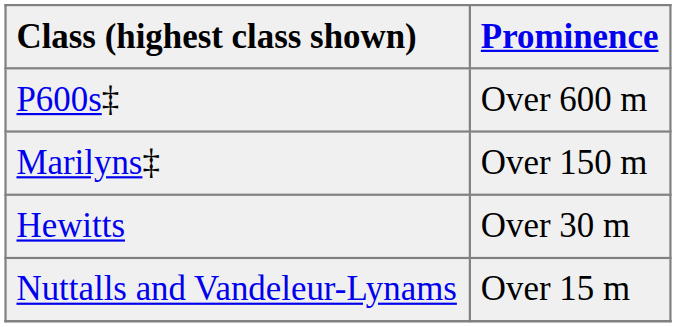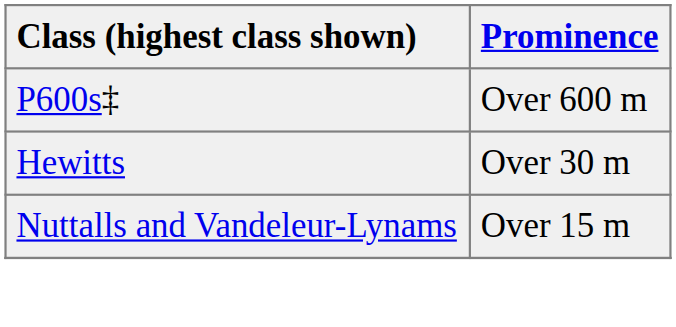- row: (88, 162)
